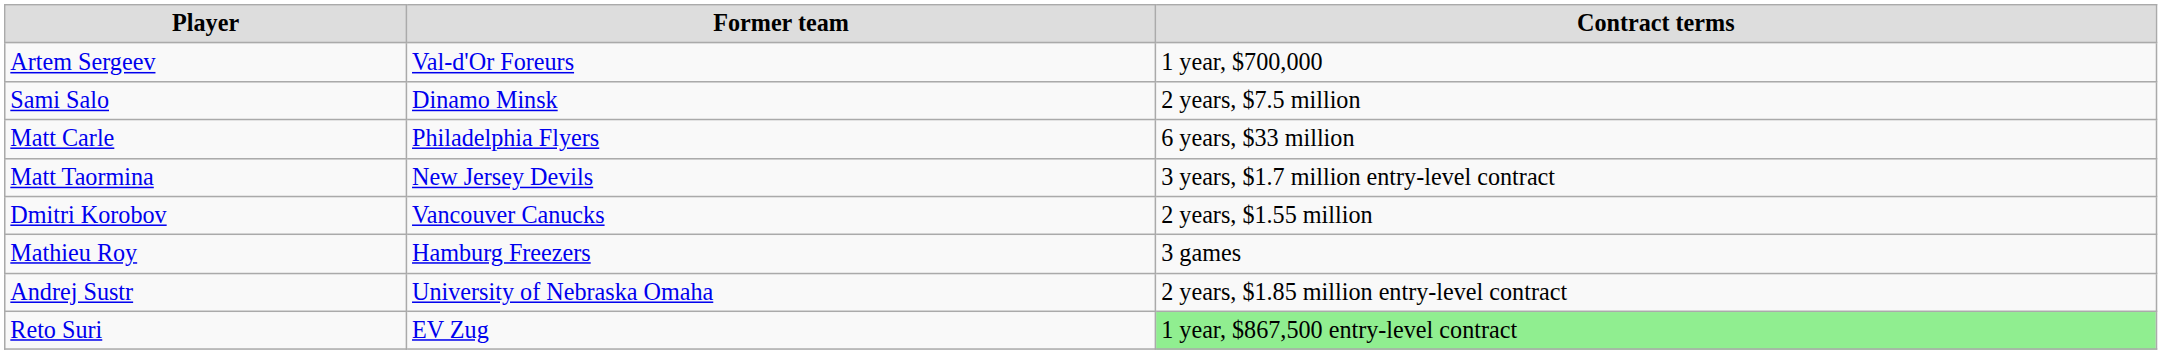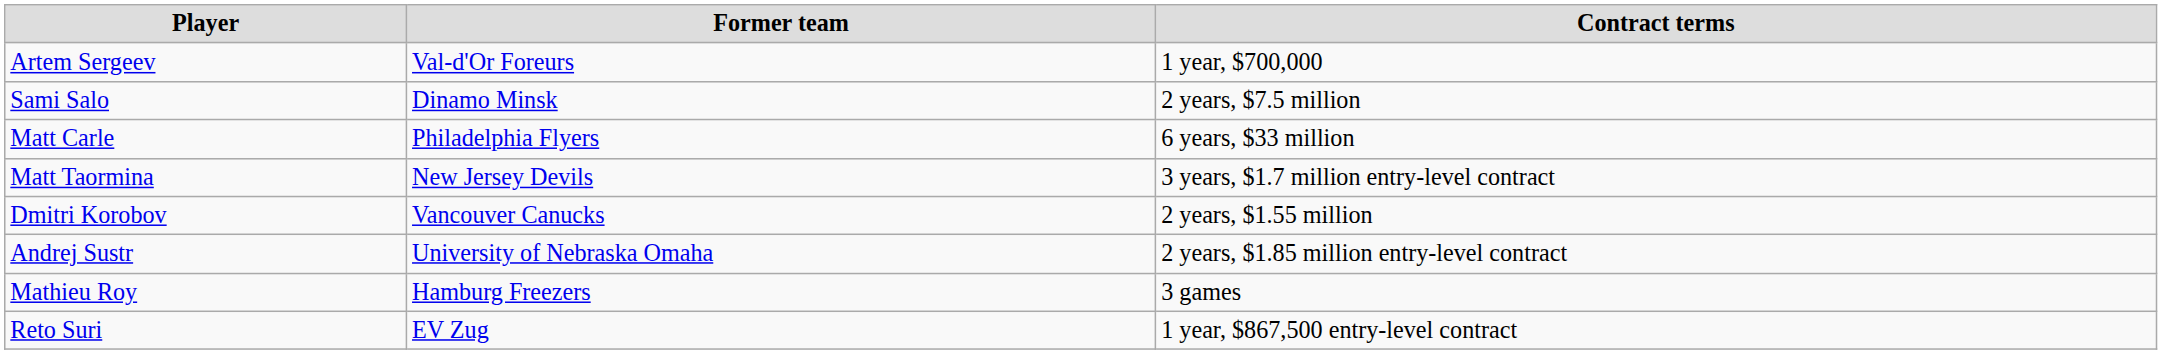rows swapped: (72, 291) <-> (74, 253)
(1339, 330) lightgreen background -> (1339, 330) no background
